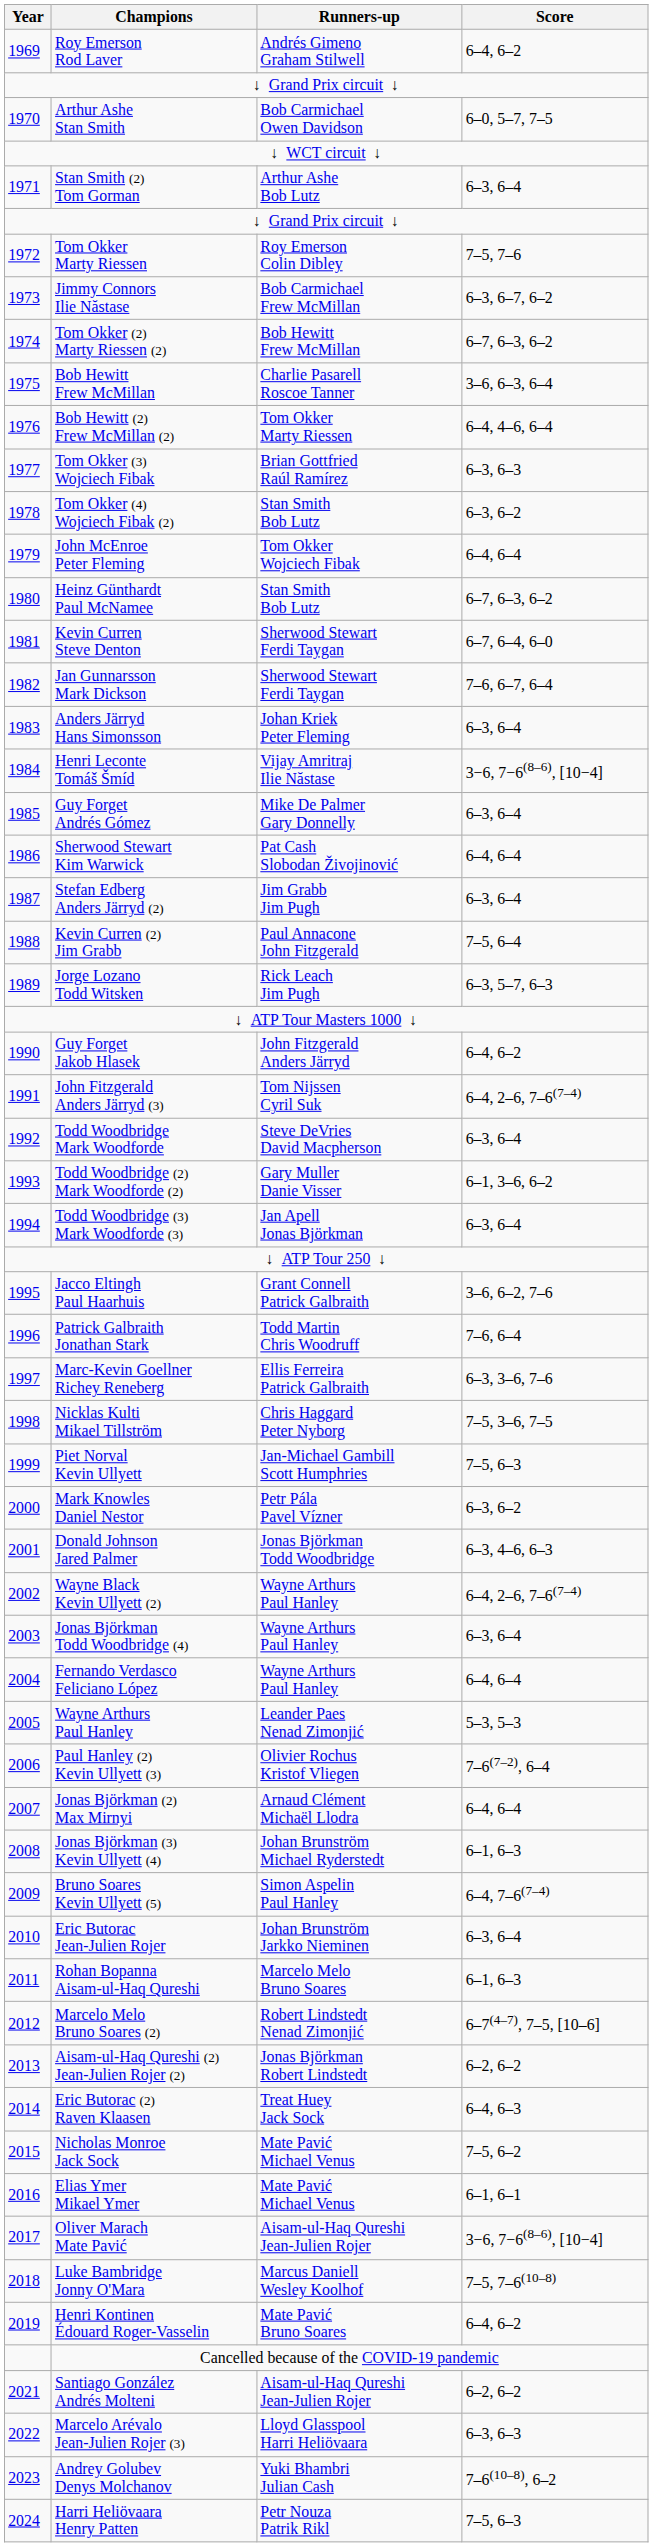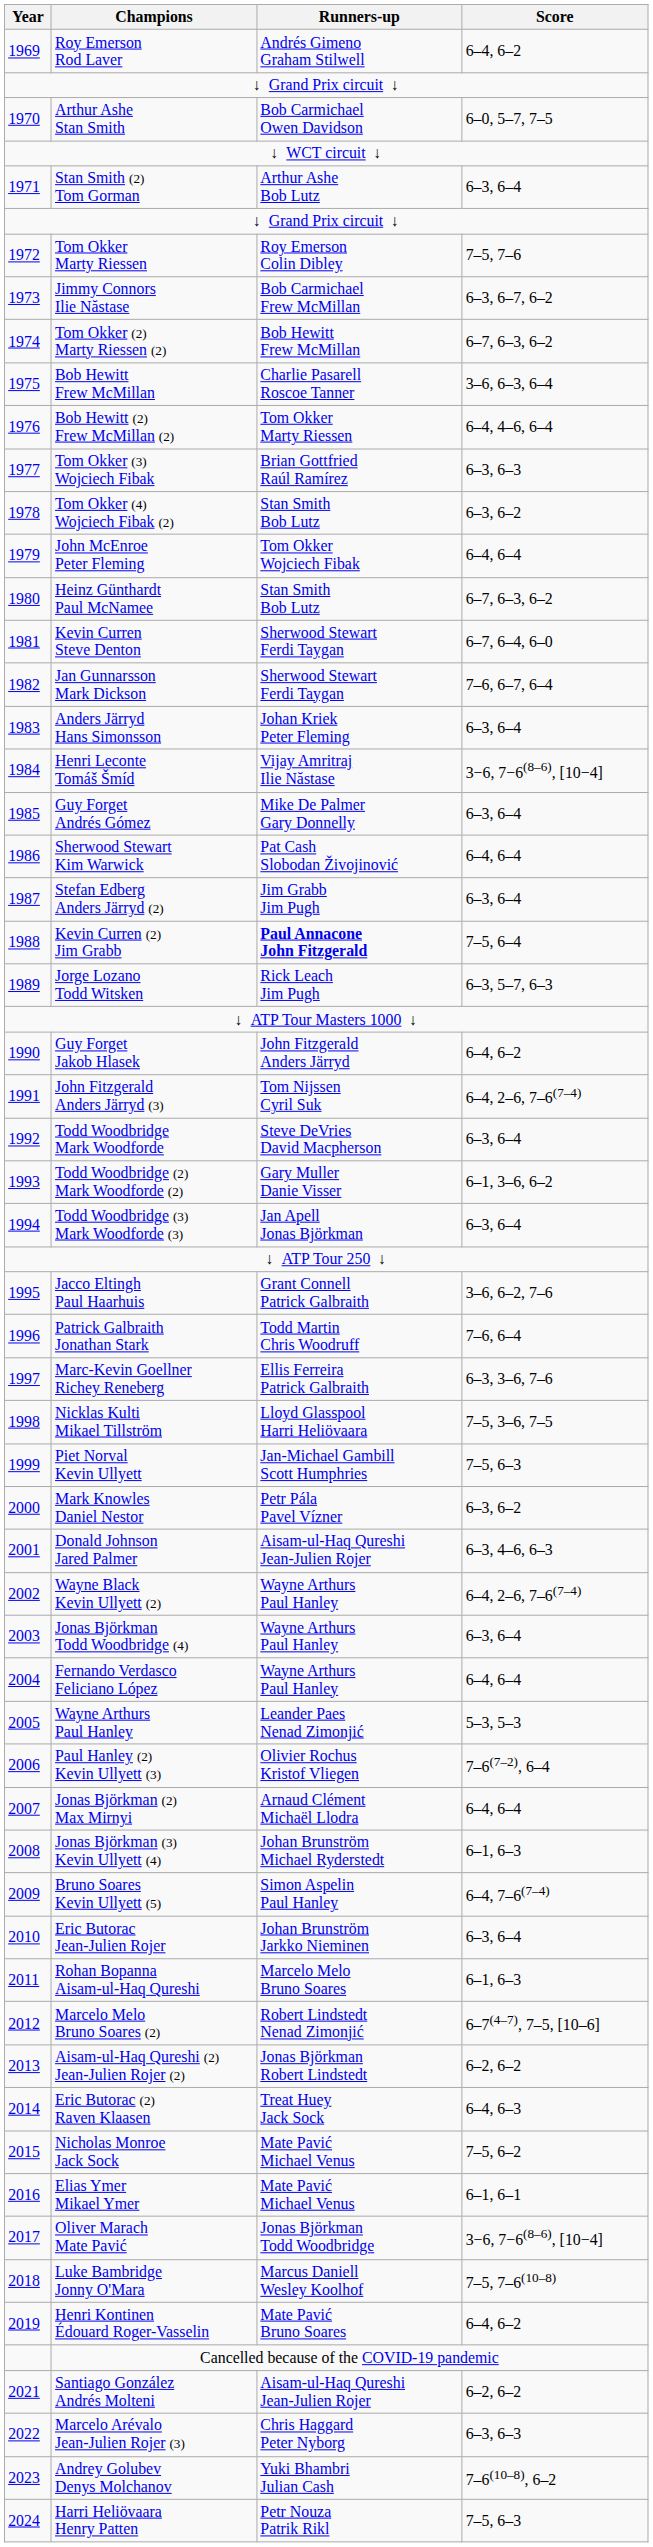(309, 942) normal -> (314, 942) bold
(307, 1421) Chris Haggard Peter Nyborg -> (314, 1421) Lloyd Glasspool Harri Heliövaara
(317, 1550) Jonas Björkman Todd Woodbridge -> (333, 1550) Aisam-ul-Haq Qureshi Jean-Julien Rojer
(333, 2237) Aisam-ul-Haq Qureshi Jean-Julien Rojer -> (317, 2237) Jonas Björkman Todd Woodbridge
(314, 2434) Lloyd Glasspool Harri Heliövaara -> (307, 2434) Chris Haggard Peter Nyborg
